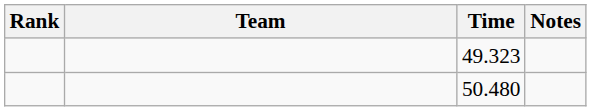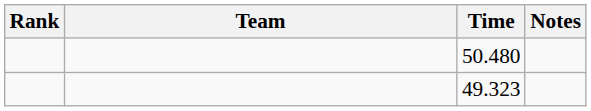rows swapped: (491, 55) <-> (491, 88)
